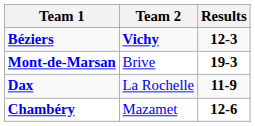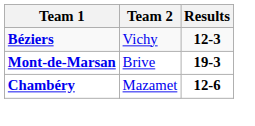(141, 39) bold -> (140, 39) normal
- row: (21, 86)
